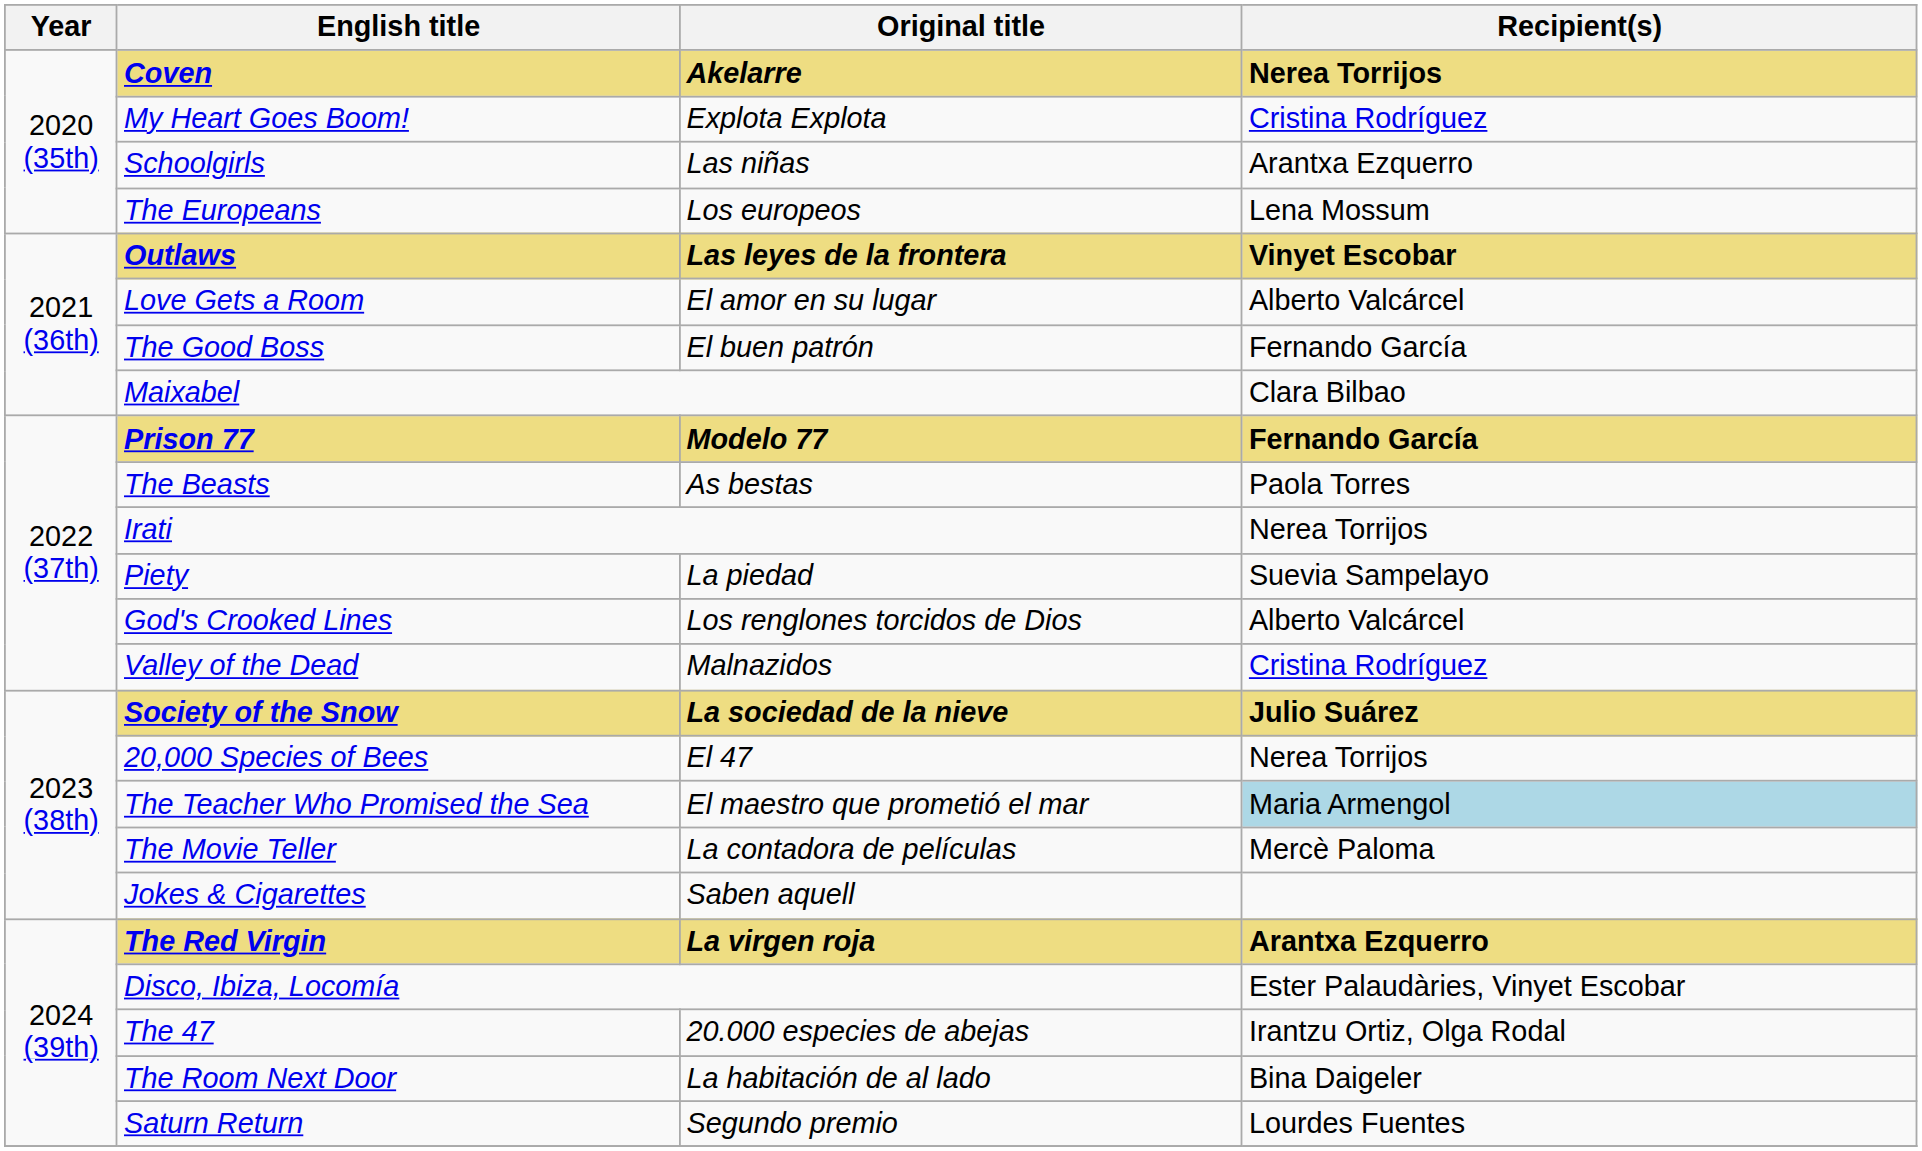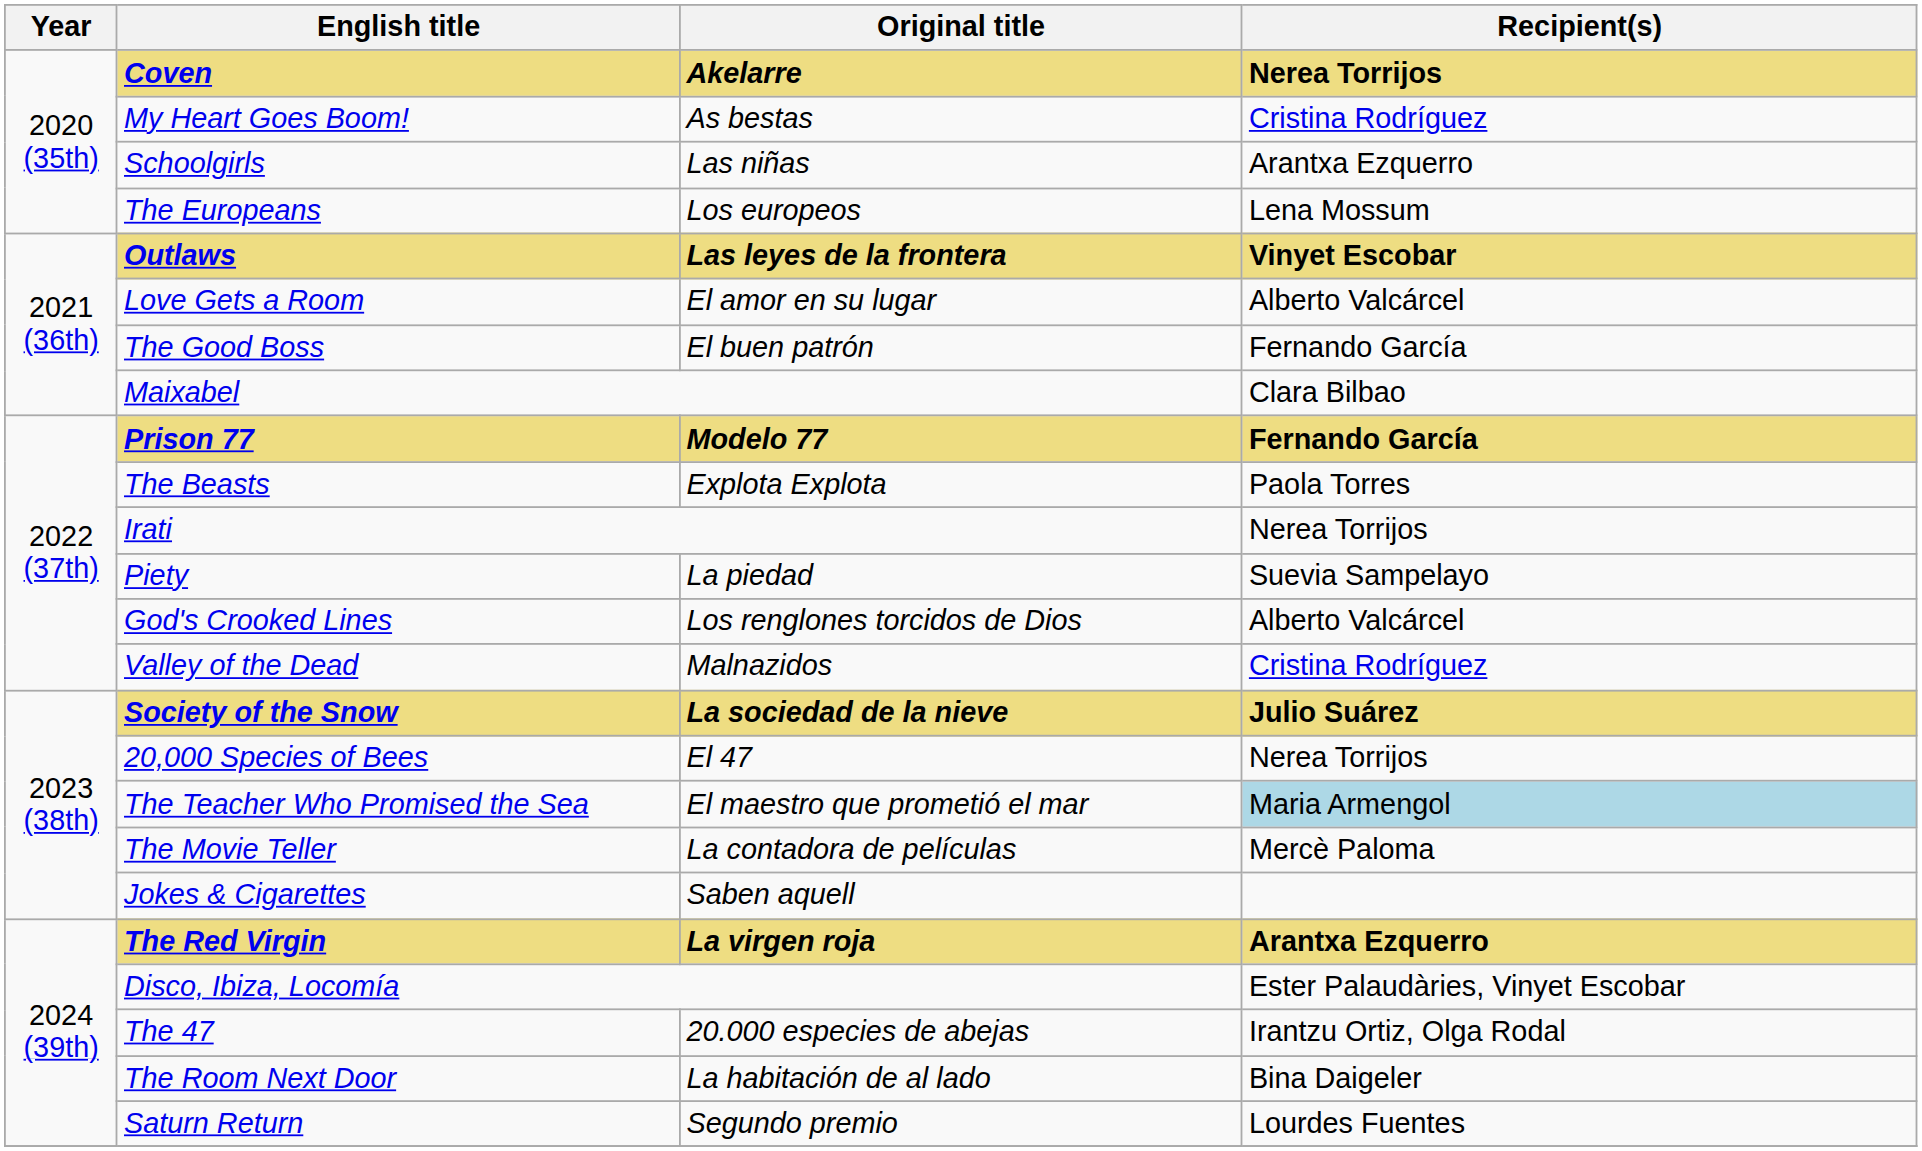(787, 118) Explota Explota -> (750, 118) As bestas
(750, 484) As bestas -> (787, 484) Explota Explota
